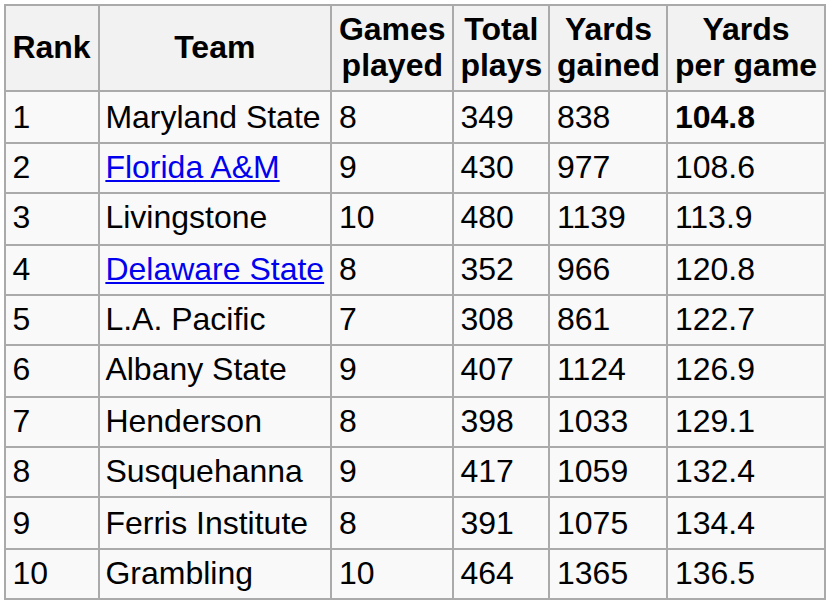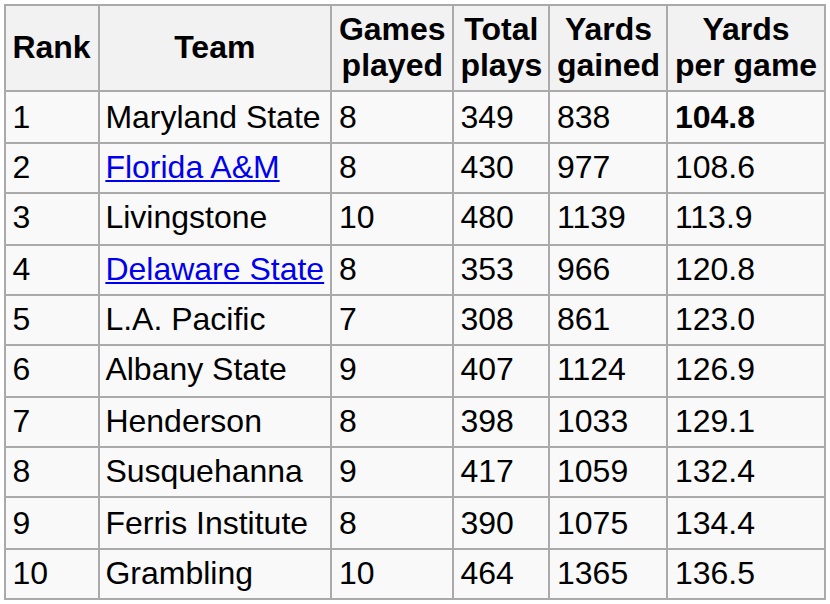(348, 167) 9 -> (348, 167) 8
(487, 268) 352 -> (487, 268) 353
(715, 319) 122.7 -> (715, 319) 123.0
(487, 522) 391 -> (487, 522) 390
